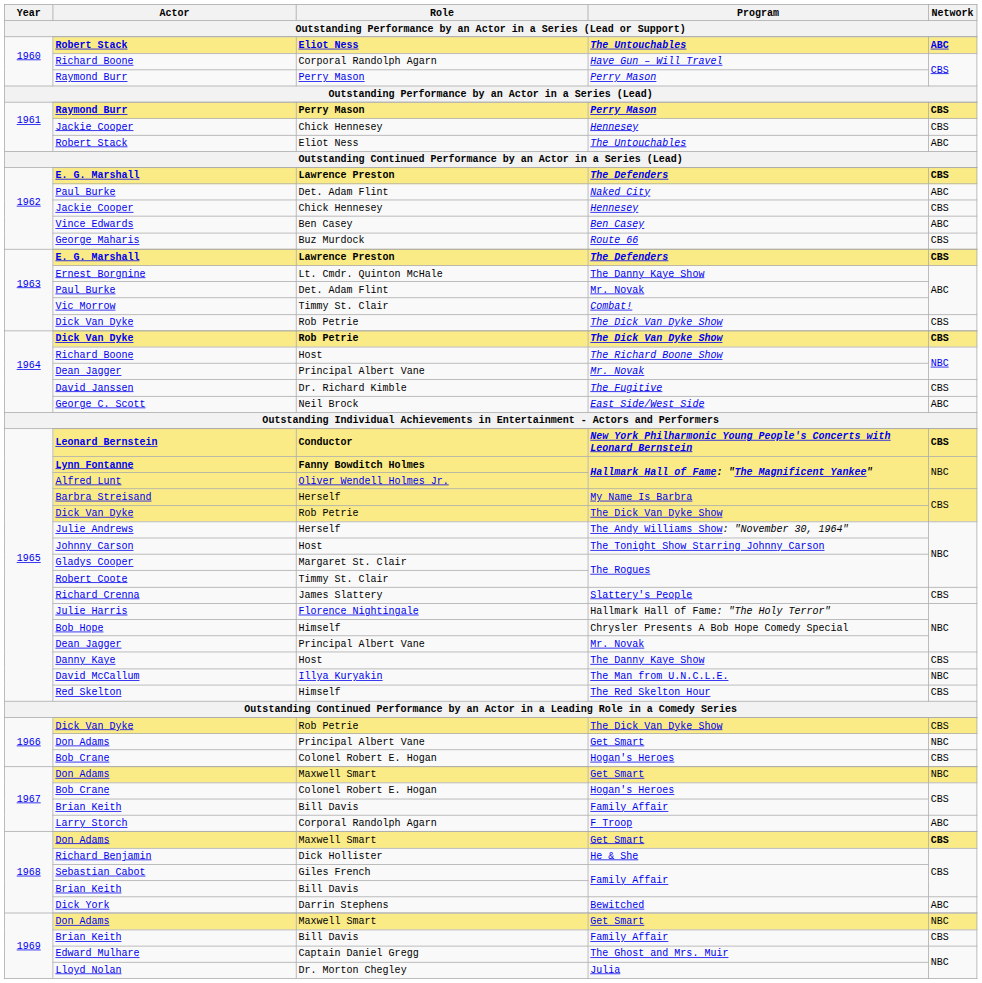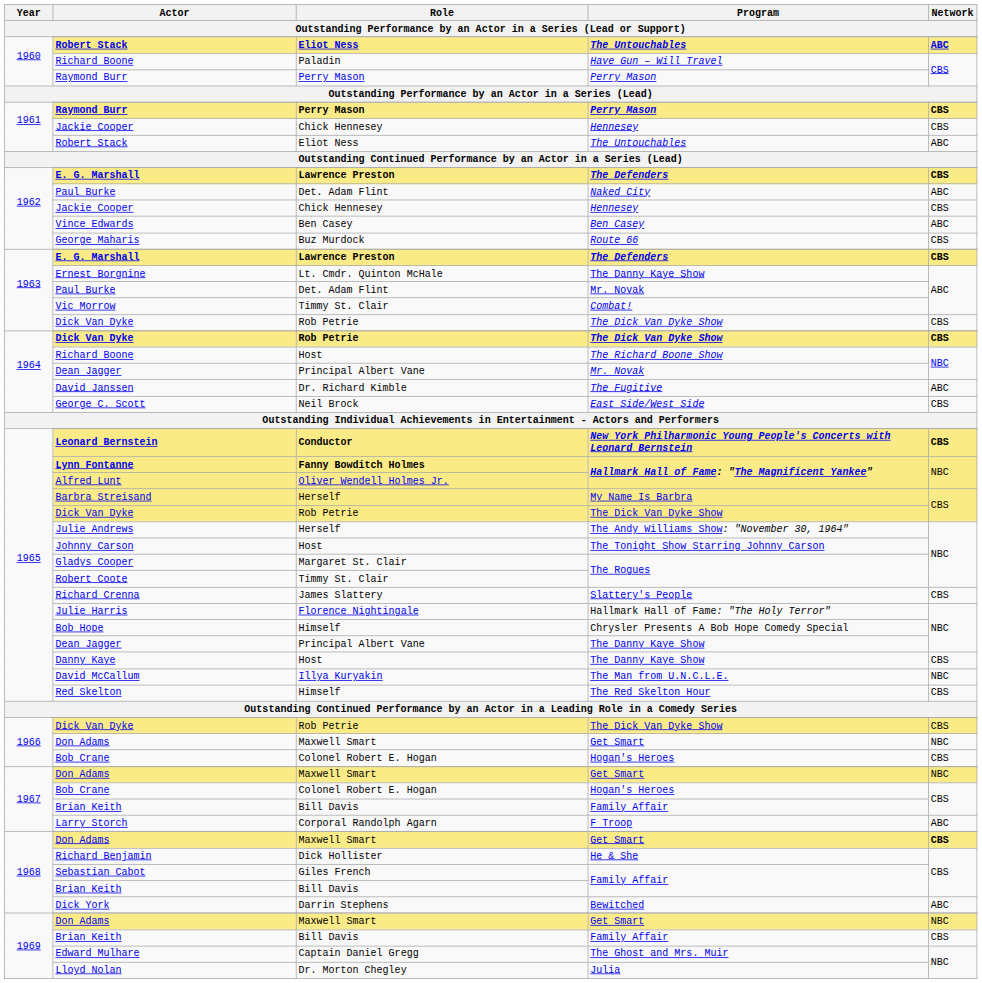(368, 61) Corporal Randolph Agarn -> (320, 61) Paladin
(940, 388) CBS -> (940, 388) ABC
(940, 404) ABC -> (940, 404) CBS
(617, 644) Mr. Novak -> (647, 644) The Danny Kaye Show
(362, 742) Principal Albert Vane -> (338, 742) Maxwell Smart
